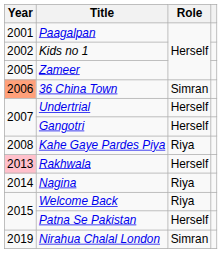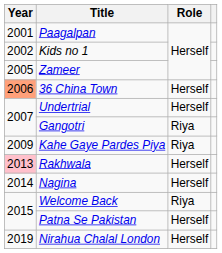(189, 88) Simran -> (189, 88) Herself
(189, 126) Herself -> (183, 126) Riya
(20, 145) 2008 -> (20, 145) 2009
(183, 182) Riya -> (189, 182) Herself
(189, 239) Simran -> (189, 239) Herself
